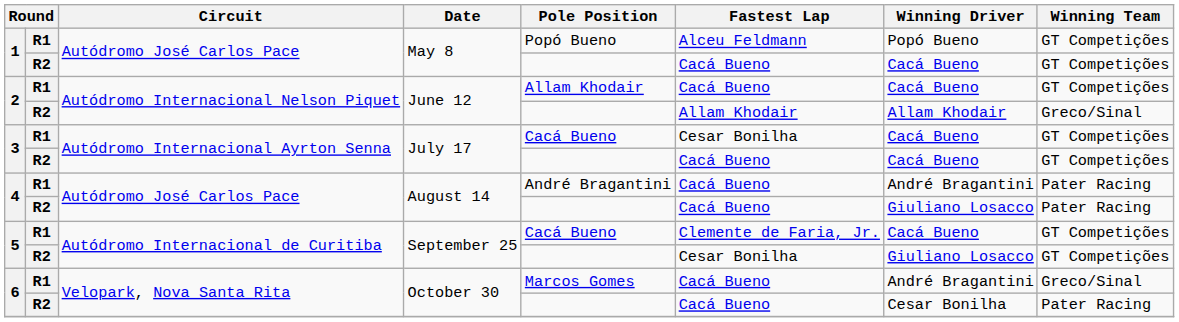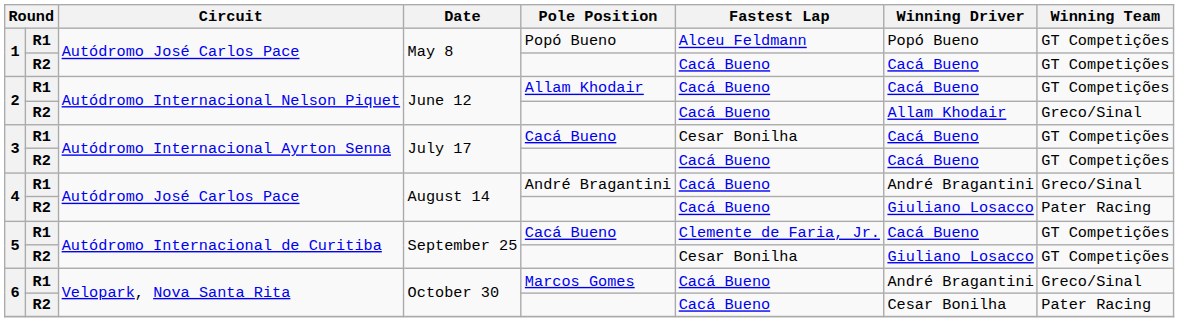(738, 113) Allam Khodair -> (724, 113) Cacá Bueno
(1096, 185) Pater Racing -> (1092, 185) Greco/Sinal
